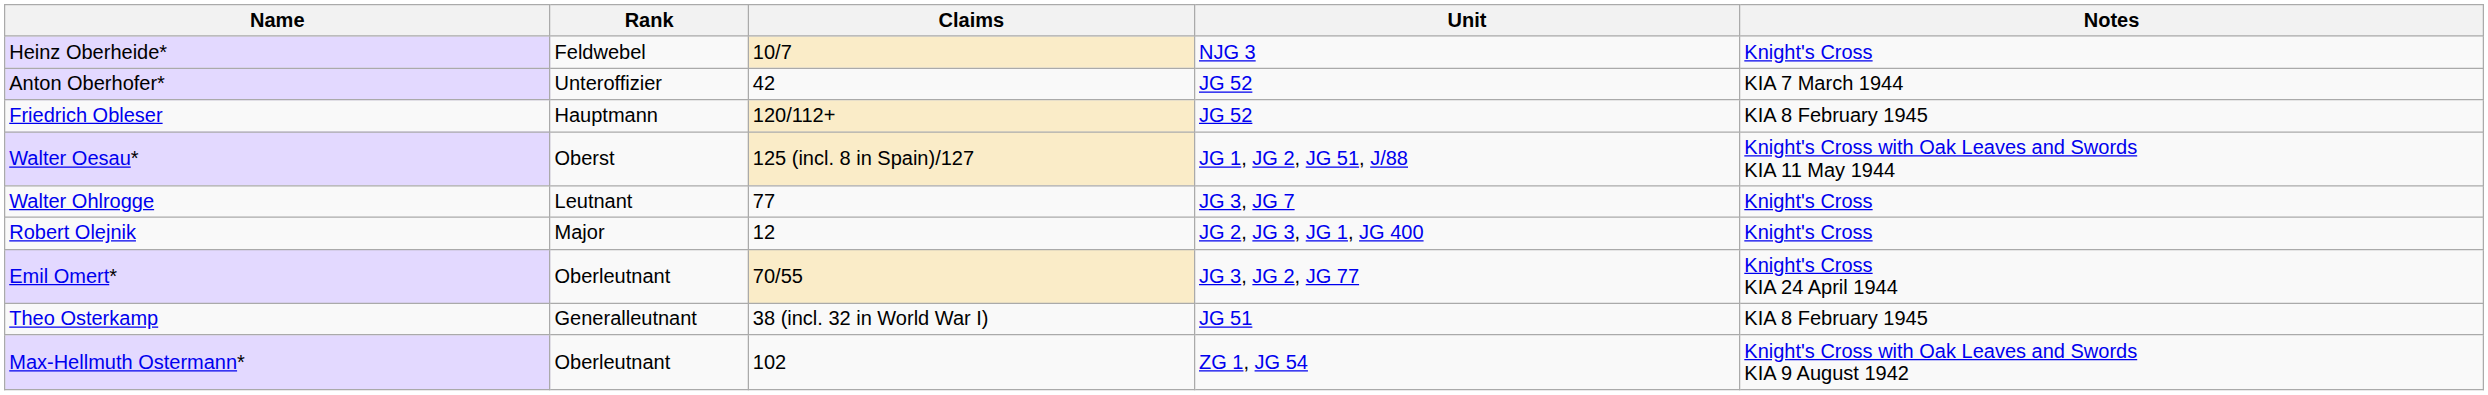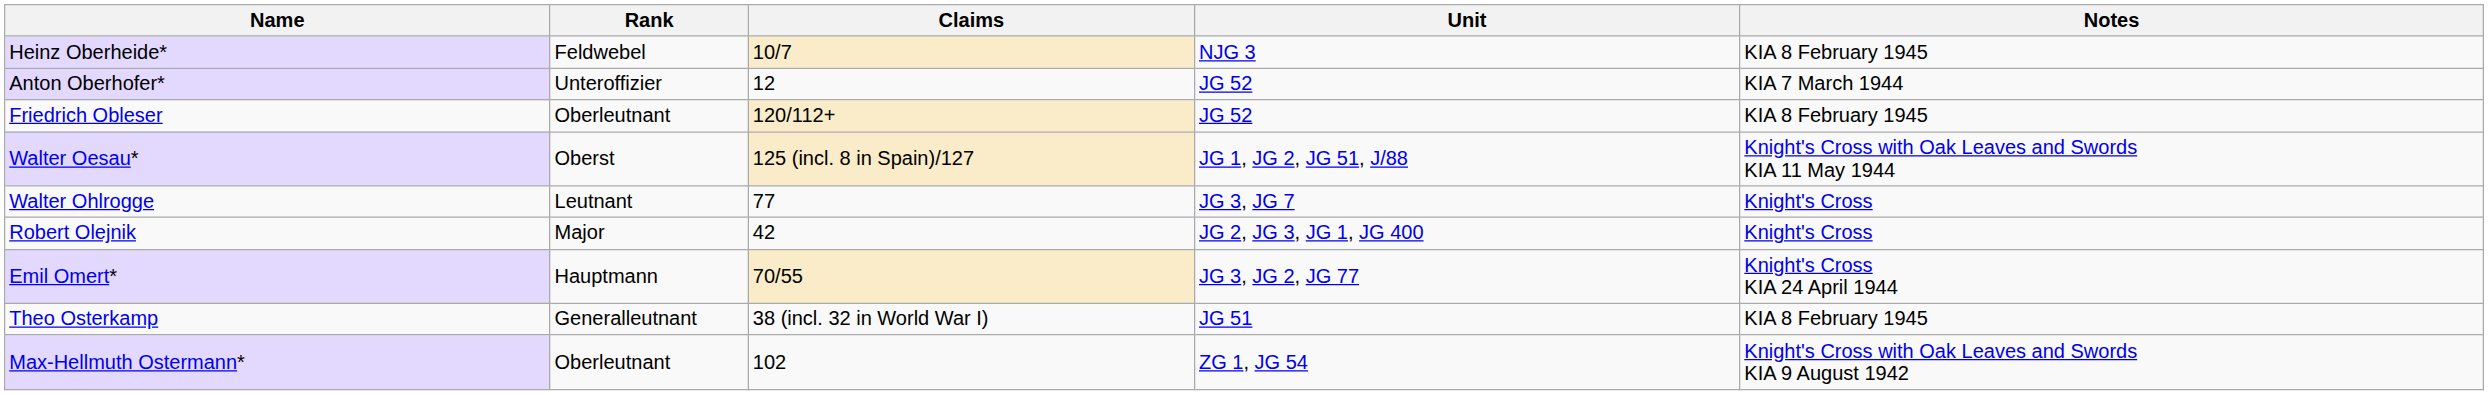(1808, 52) Knight's Cross -> (1836, 52) KIA 8 February 1945
(764, 83) 42 -> (764, 83) 12
(606, 115) Hauptmann -> (612, 115) Oberleutnant
(764, 233) 12 -> (764, 233) 42
(612, 276) Oberleutnant -> (606, 276) Hauptmann
